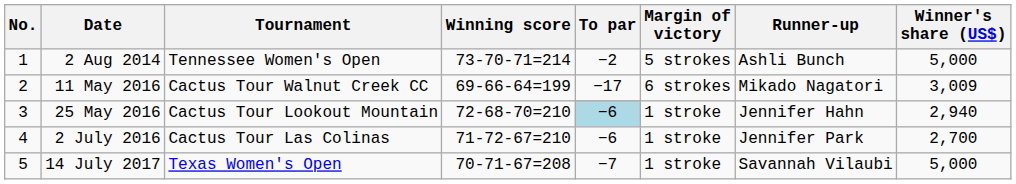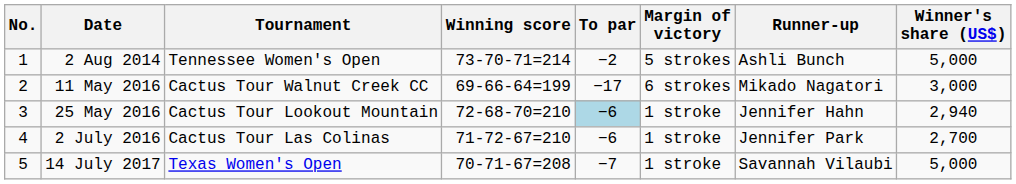(953, 88) 3,009 -> (953, 88) 3,000
